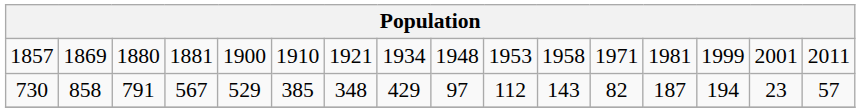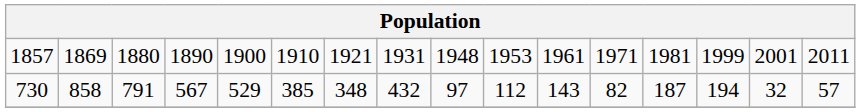(191, 55) 1881 -> (191, 55) 1890
(404, 55) 1934 -> (404, 55) 1931
(563, 55) 1958 -> (563, 55) 1961
(404, 90) 429 -> (404, 90) 432
(776, 90) 23 -> (776, 90) 32
